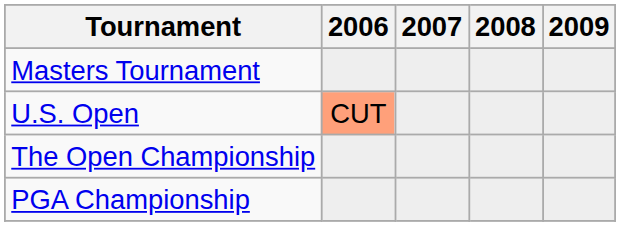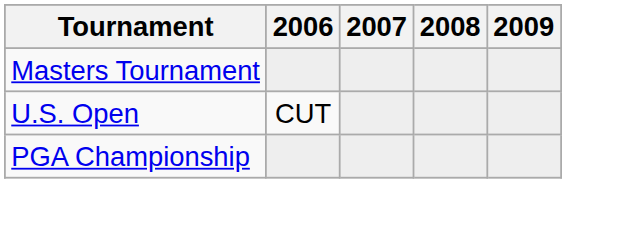(358, 113) lightsalmon background -> (303, 113) no background
- row: (163, 157)
